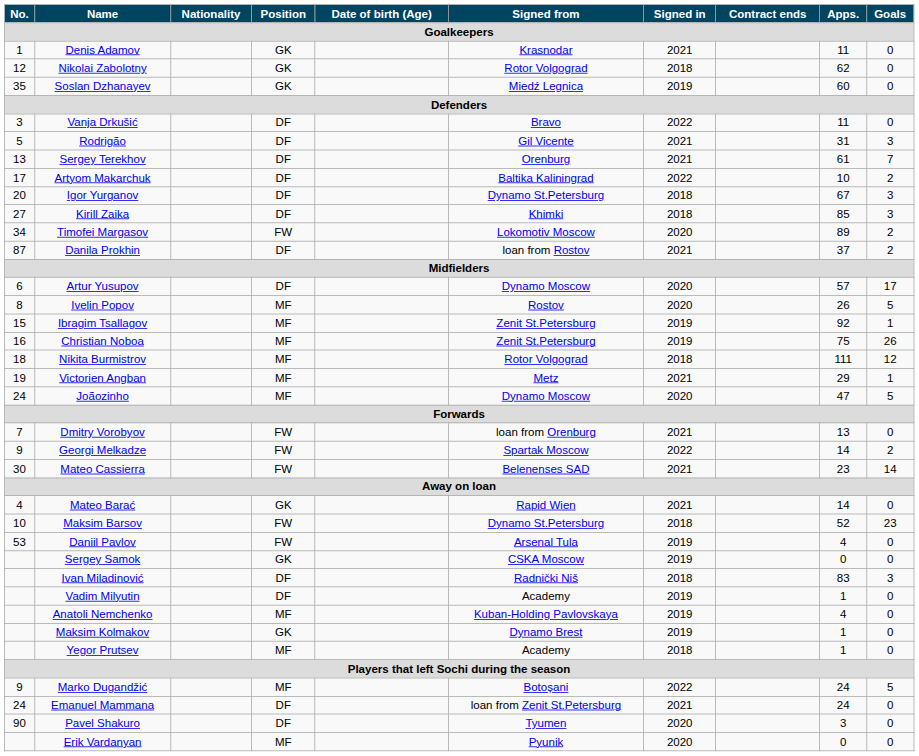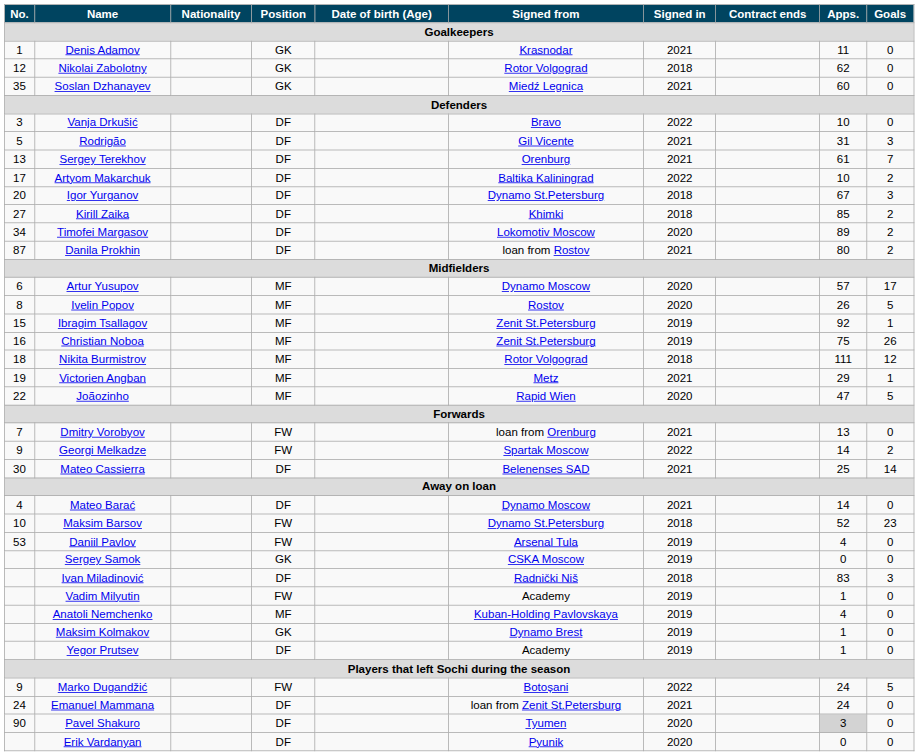(680, 87) 2019 -> (680, 87) 2021
(843, 123) 11 -> (843, 123) 10
(890, 214) 3 -> (890, 214) 2
(283, 232) FW -> (283, 232) DF
(843, 250) 37 -> (843, 250) 80
(283, 287) DF -> (283, 287) MF
(19, 396) 24 -> (19, 396) 22
(546, 396) Dynamo Moscow -> (546, 396) Rapid Wien
(283, 469) FW -> (283, 469) DF
(843, 469) 23 -> (843, 469) 25
(283, 505) GK -> (283, 505) DF
(546, 505) Rapid Wien -> (546, 505) Dynamo Moscow
(283, 596) DF -> (283, 596) FW
(283, 651) MF -> (283, 651) DF
(680, 651) 2018 -> (680, 651) 2019
(283, 687) MF -> (283, 687) FW
(843, 724) no background -> (843, 724) lightgrey background
(283, 742) MF -> (283, 742) DF
